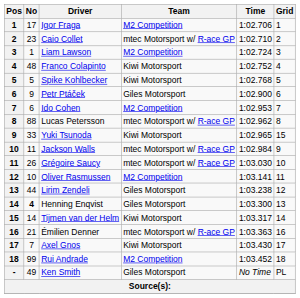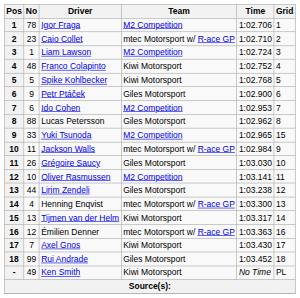(32, 25) 17 -> (32, 25) 78
(179, 121) mtec Motorsport w/ R-ace GP -> (154, 121) Giles Motorsport
(152, 135) Kiwi Motorsport -> (153, 135) M2 Competition
(179, 162) mtec Motorsport w/ R-ace GP -> (154, 162) Giles Motorsport
(32, 204) bold -> (32, 204) normal
(154, 204) Giles Motorsport -> (179, 204) mtec Motorsport w/ R-ace GP
(32, 218) 14 -> (32, 218) 13
(32, 231) 21 -> (32, 231) 12
(153, 259) M2 Competition -> (154, 259) Giles Motorsport
(154, 273) Giles Motorsport -> (152, 273) Kiwi Motorsport
